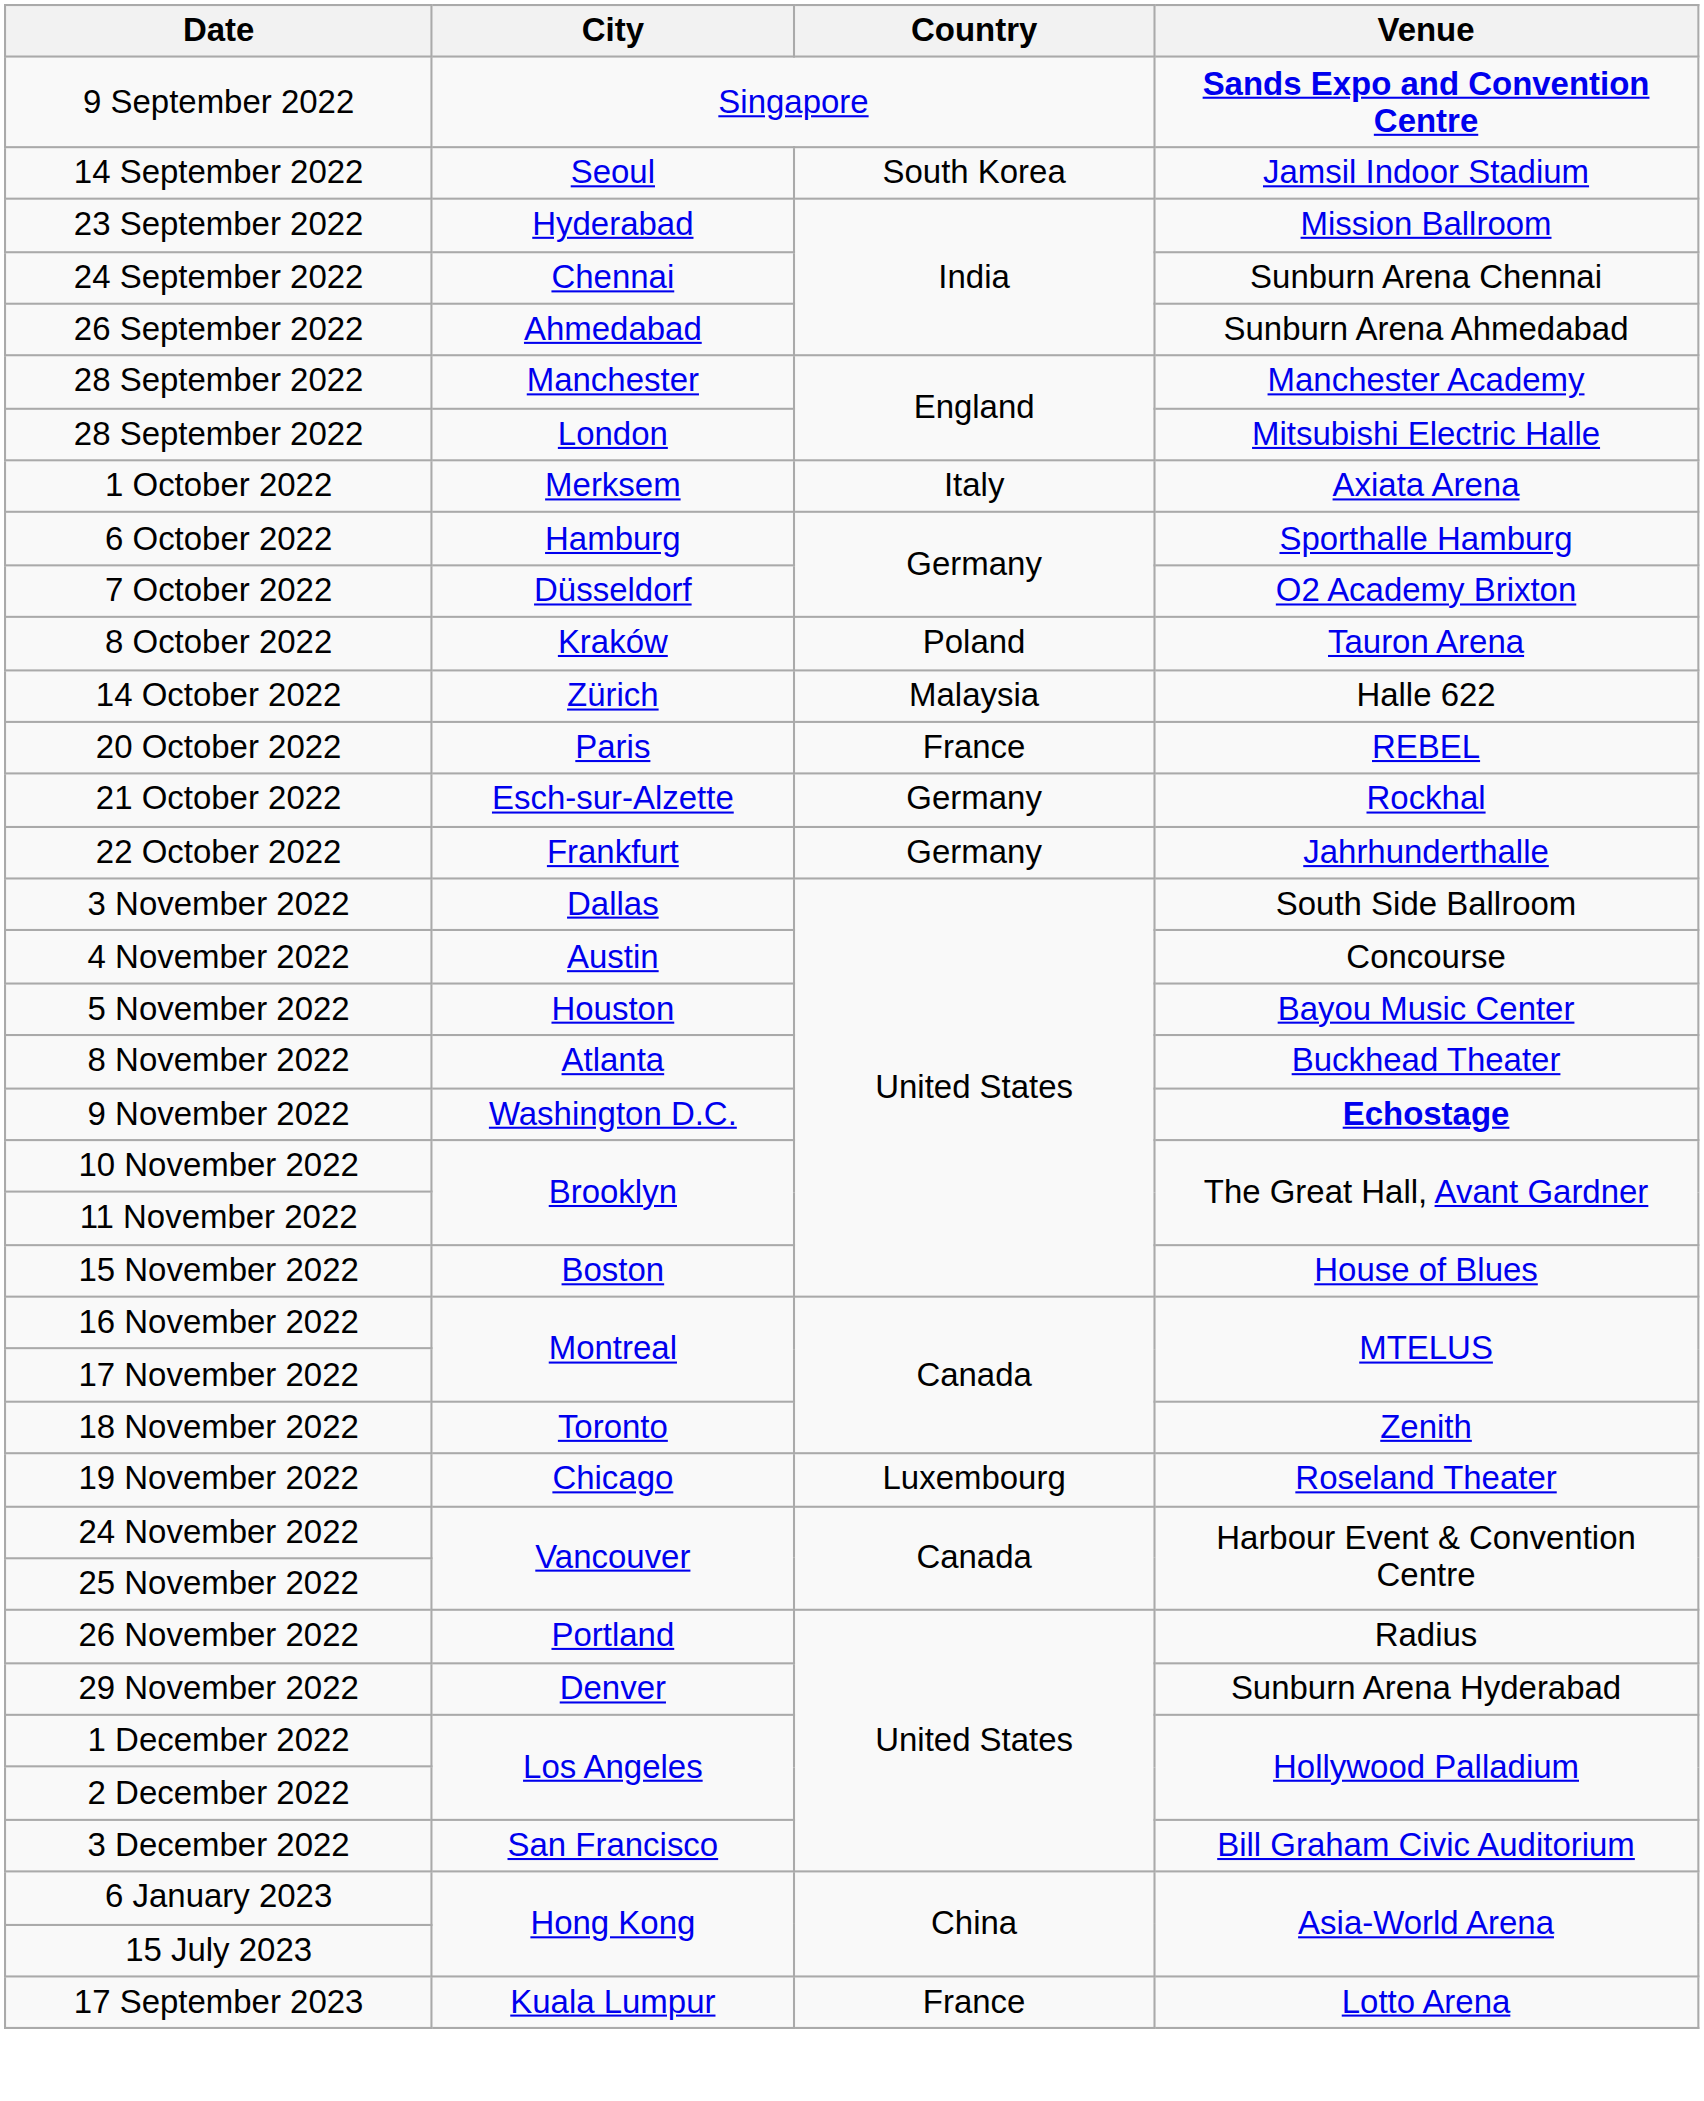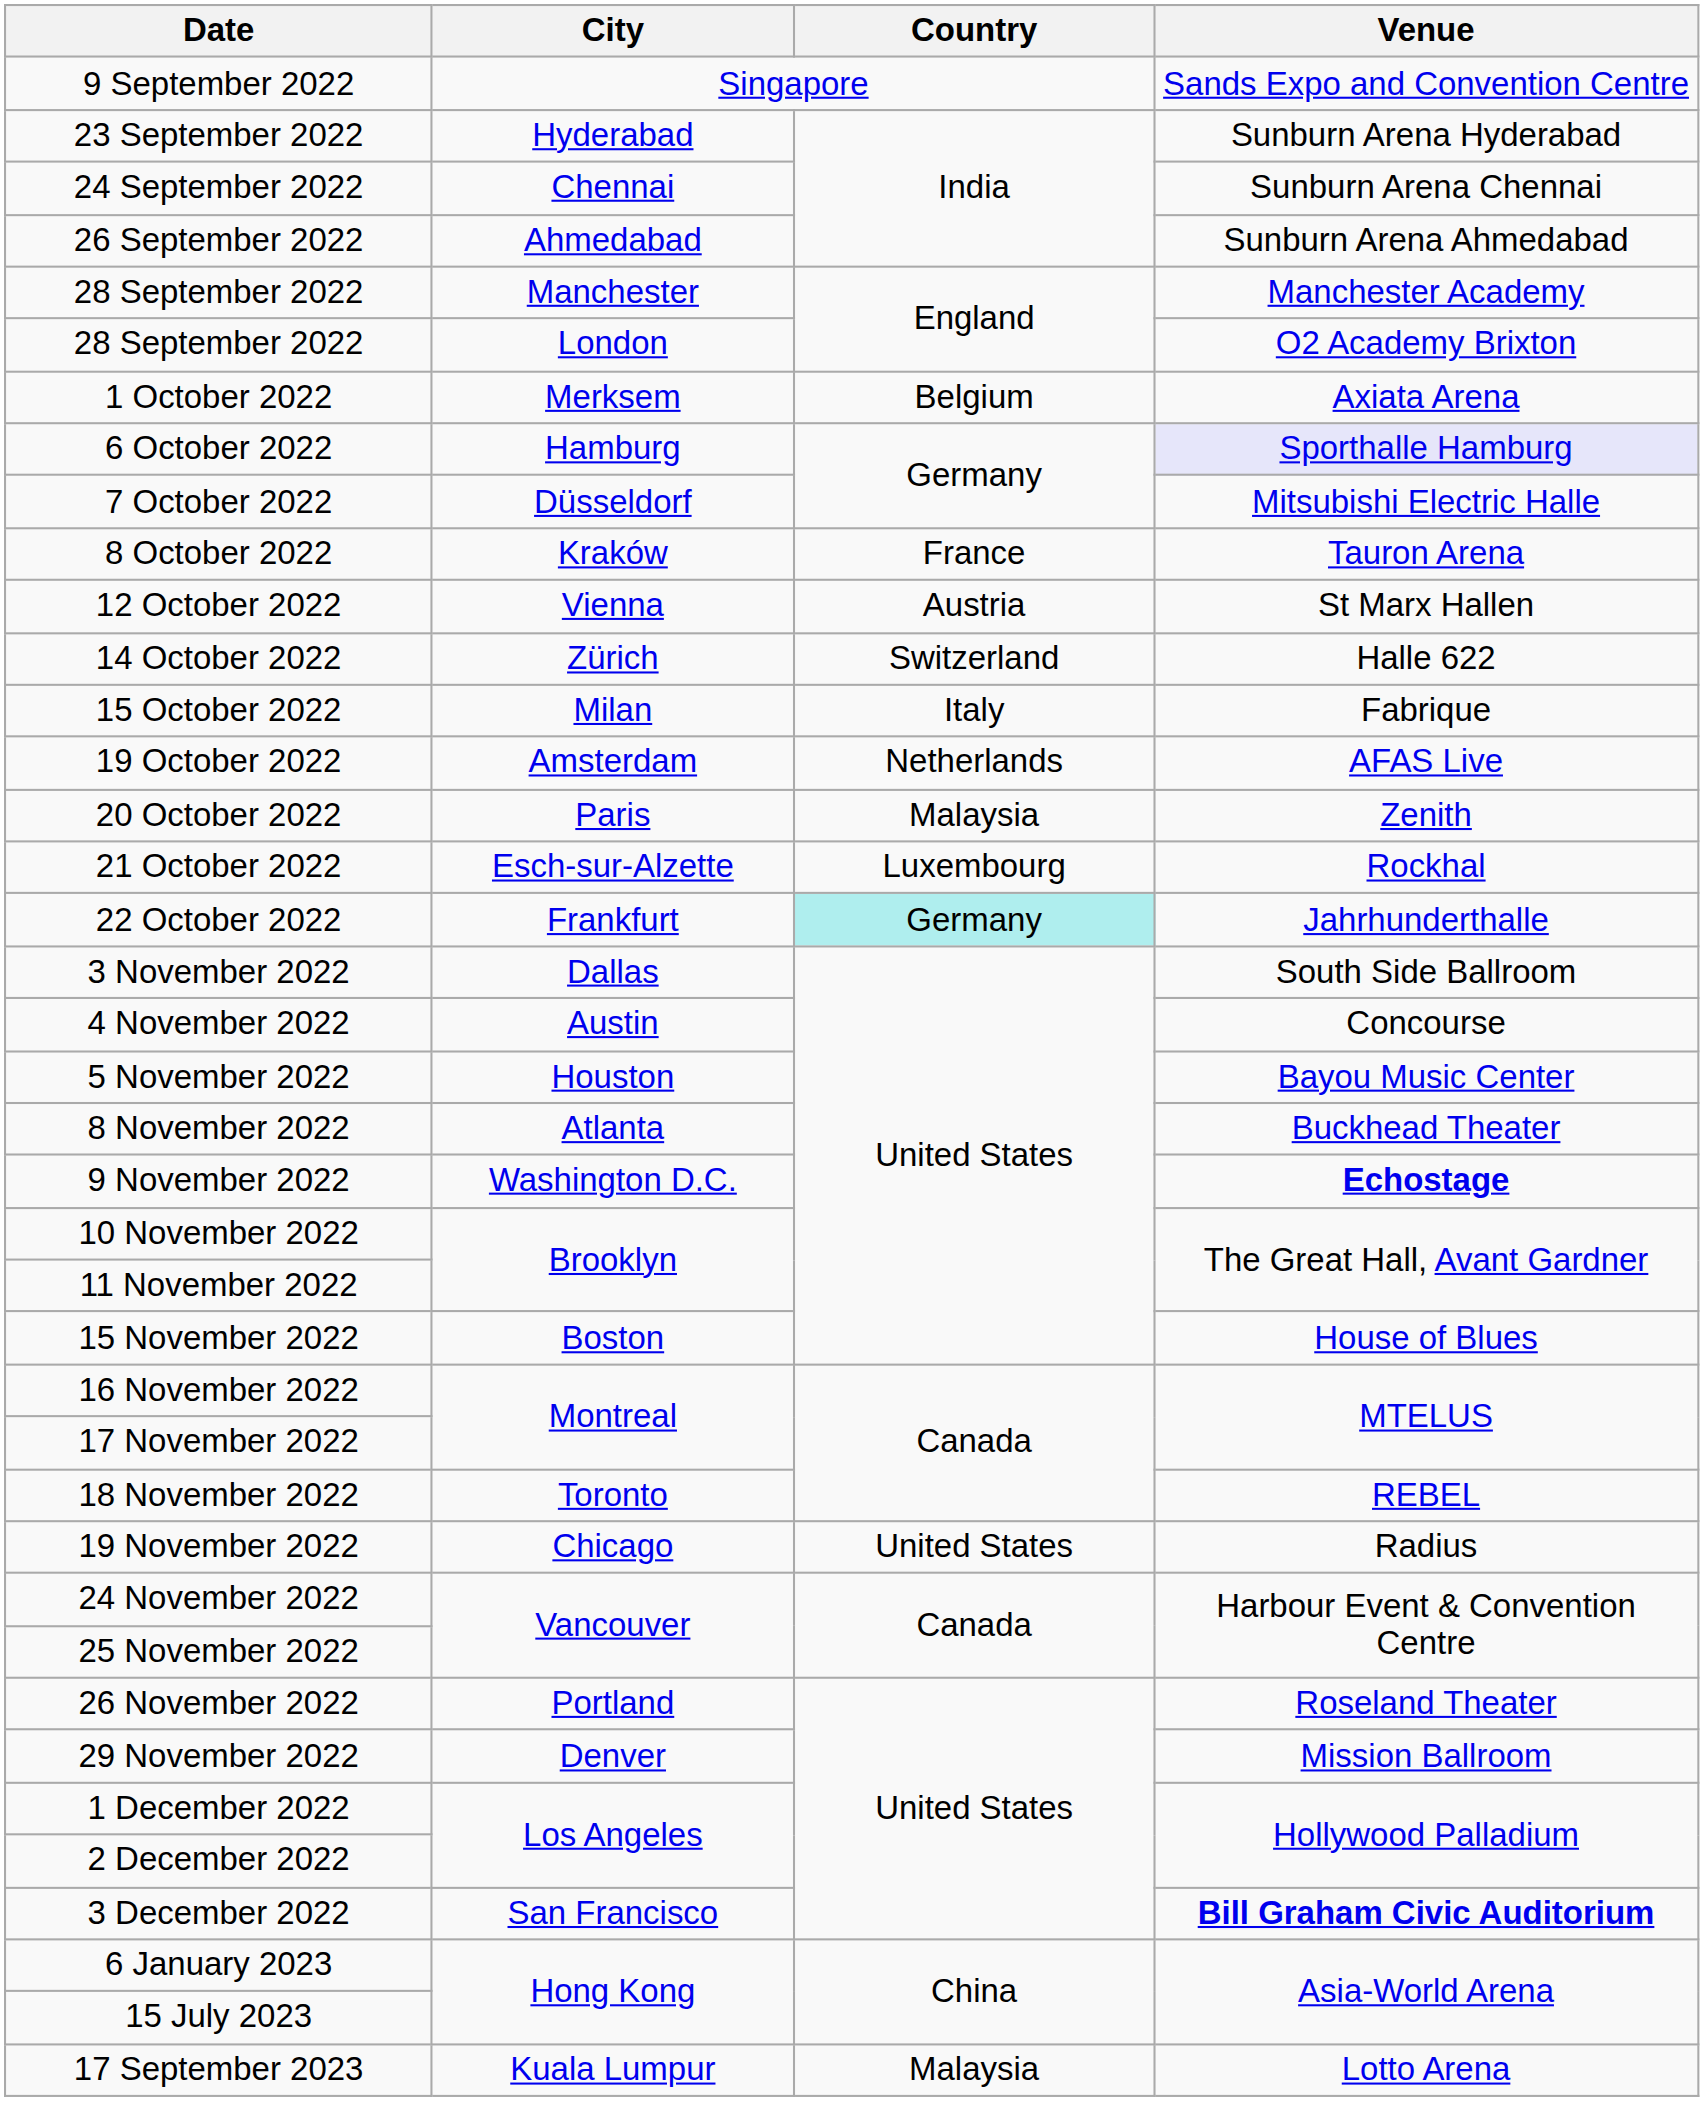(1426, 101) bold -> (1426, 82) normal
- row: (219, 172)
(1426, 224) Mission Ballroom -> (1426, 135) Sunburn Arena Hyderabad
(1426, 433) Mitsubishi Electric Halle -> (1426, 344) O2 Academy Brixton
(974, 485) Italy -> (974, 396) Belgium
(1426, 538) no background -> (1426, 448) lavender background
(1426, 590) O2 Academy Brixton -> (1426, 501) Mitsubishi Electric Halle
(974, 642) Poland -> (974, 553) France
+ row: (219, 605)
(974, 694) Malaysia -> (974, 657) Switzerland
+ row: (219, 710)
+ row: (219, 762)
(974, 747) France -> (974, 814) Malaysia
(1426, 747) REBEL -> (1426, 814) Zenith
(974, 799) Germany -> (974, 866) Luxembourg
(974, 851) no background -> (974, 919) paleturquoise background
(1426, 1426) Zenith -> (1426, 1494) REBEL
(974, 1479) Luxembourg -> (974, 1546) United States
(1426, 1479) Roseland Theater -> (1426, 1546) Radius
(1426, 1635) Radius -> (1426, 1703) Roseland Theater
(1426, 1688) Sunburn Arena Hyderabad -> (1426, 1755) Mission Ballroom
(1426, 1844) normal -> (1426, 1912) bold
(974, 2001) France -> (974, 2069) Malaysia
